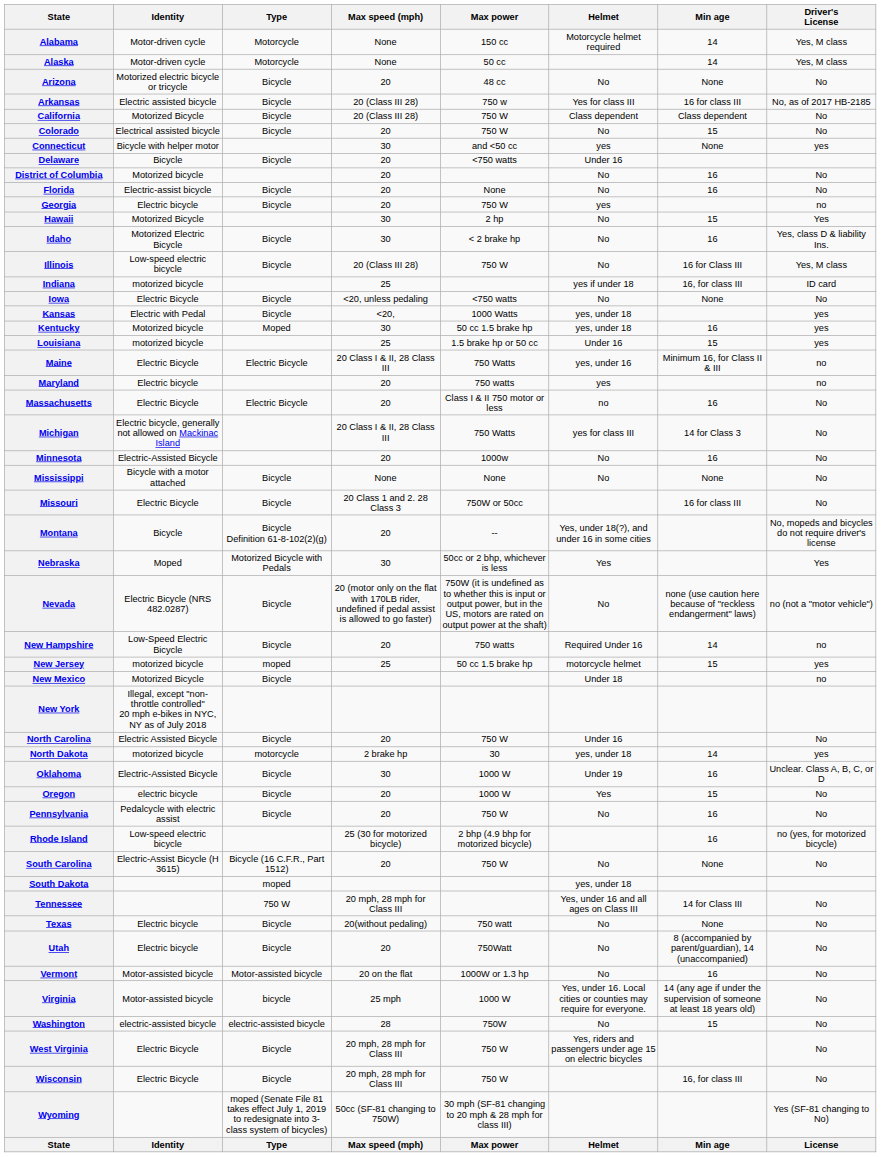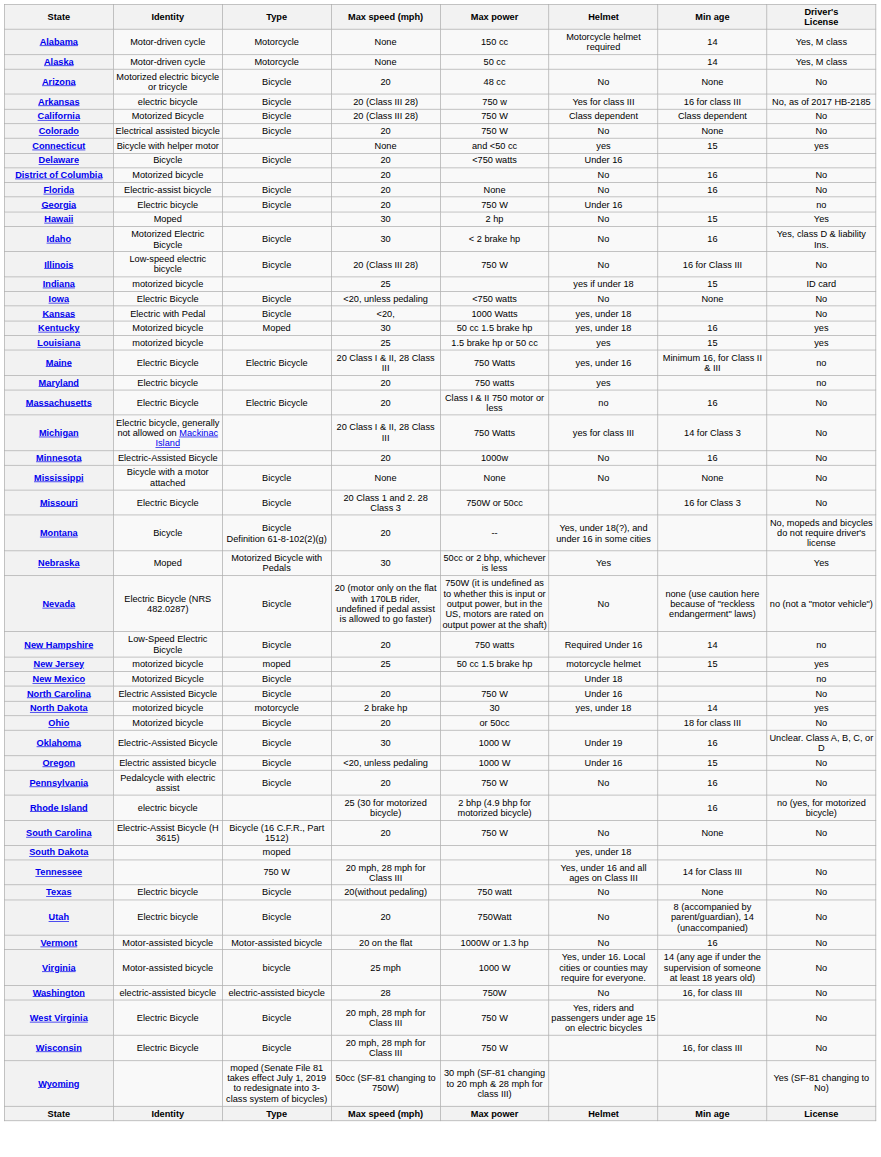(168, 102) Electric assisted bicycle -> (168, 102) electric bicycle
(712, 131) 15 -> (712, 131) None
(386, 146) 30 -> (386, 146) None
(712, 146) None -> (712, 146) 15
(603, 205) yes -> (603, 205) Under 16
(168, 220) Motorized Bicycle -> (168, 220) Moped
(821, 264) Yes, M class -> (821, 264) No
(712, 284) 16, for class III -> (712, 284) 15
(821, 314) yes -> (821, 314) No
(603, 343) Under 16 -> (603, 343) yes
(712, 503) 16 for class III -> (712, 503) 16 for Class 3
- row: (59, 709)
+ row: (59, 723)
(168, 794) electric bicycle -> (168, 763) Electric assisted bicycle
(386, 794) 20 -> (386, 763) <20, unless pedaling
(603, 794) Yes -> (603, 763) Under 16
(168, 839) Low-speed electric bicycle -> (168, 808) electric bicycle
(712, 1024) 15 -> (712, 993) 16, for class III
